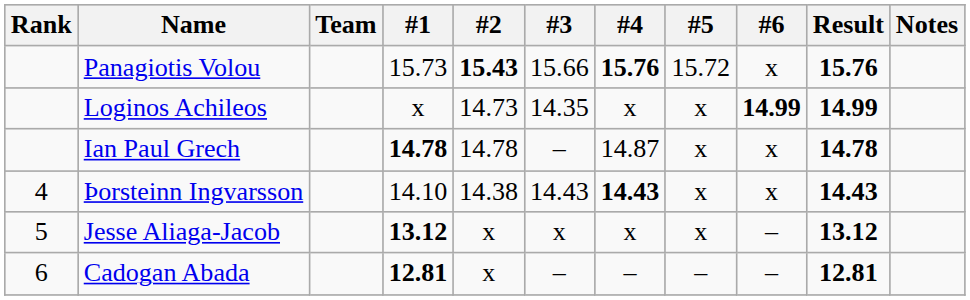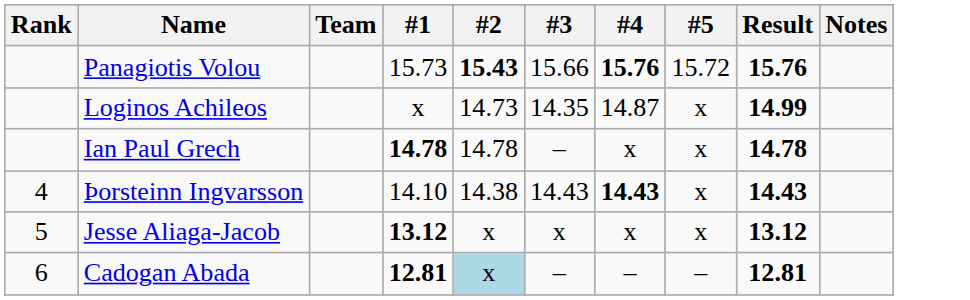- column: (771, 25)
(630, 107) x -> (630, 107) 14.87
(630, 149) 14.87 -> (630, 149) x
(489, 273) no background -> (489, 273) lightblue background
